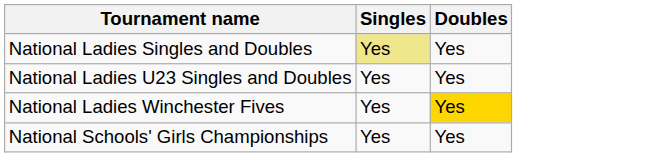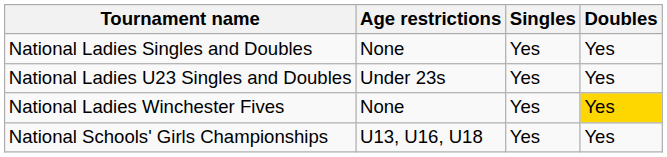+ column: (431, 19)
(375, 48) khaki background -> (525, 48) no background
